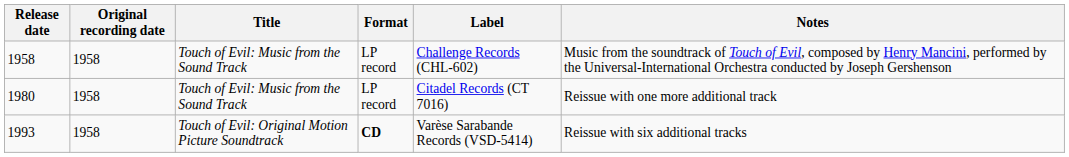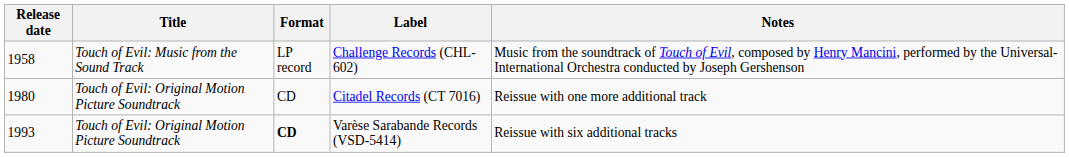- column: (122, 22)
(259, 96) Touch of Evil: Music from the Sound Track -> (160, 96) Touch of Evil: Original Motion Picture Soundtrack
(379, 96) LP record -> (286, 96) CD
